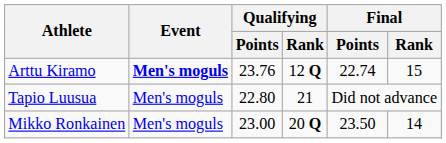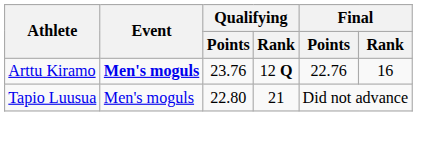(358, 71) 22.74 -> (329, 71) 22.76
(414, 71) 15 -> (385, 71) 16
- row: (67, 124)
